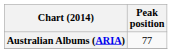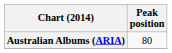(147, 40) 77 -> (147, 40) 80
